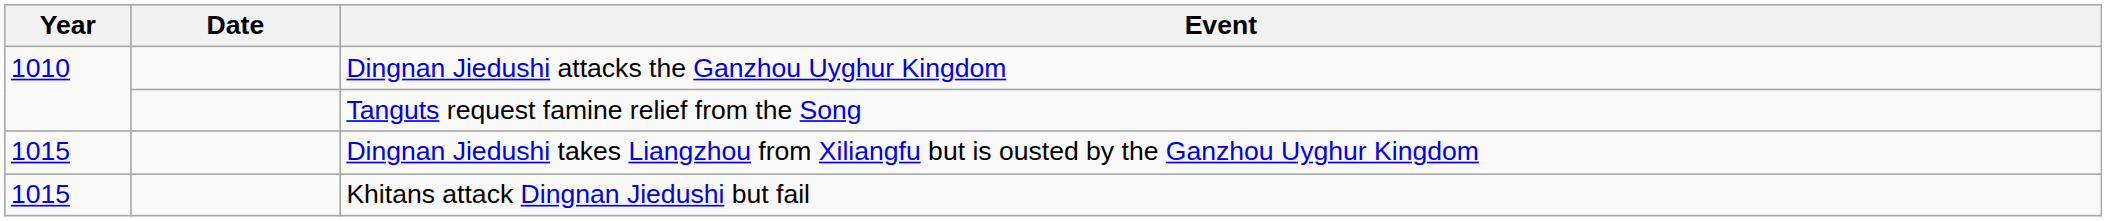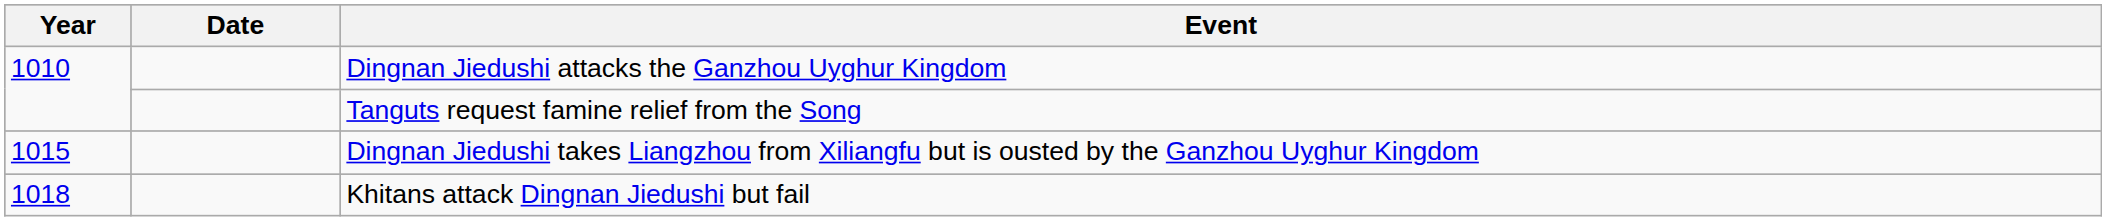(40, 194) 1015 -> (40, 194) 1018
